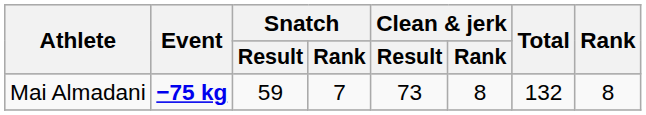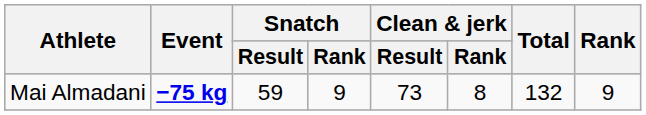(340, 92) 7 -> (340, 92) 9
(608, 92) 8 -> (608, 92) 9
